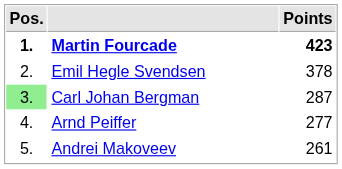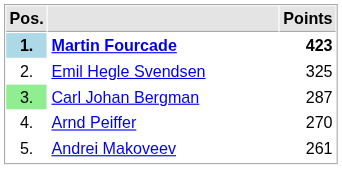(27, 45) no background -> (27, 45) lightblue background
(319, 71) 378 -> (319, 71) 325
(319, 123) 277 -> (319, 123) 270
